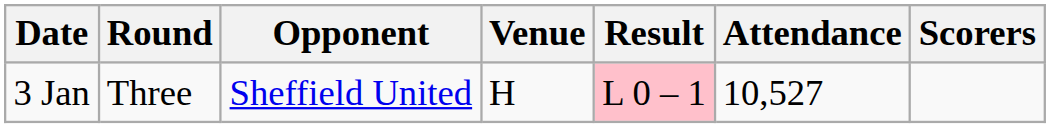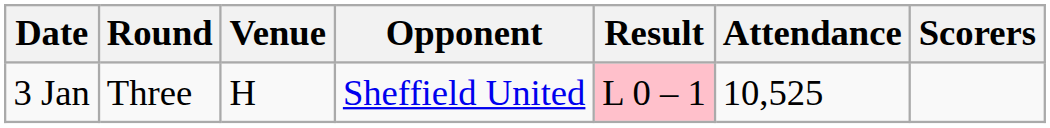columns swapped: (351, 33) <-> (537, 33)
(773, 91) 10,527 -> (773, 91) 10,525
